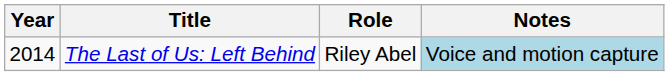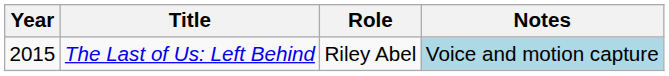(32, 53) 2014 -> (32, 53) 2015
